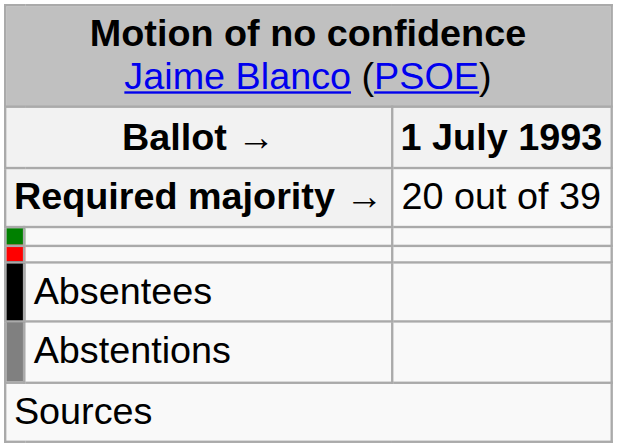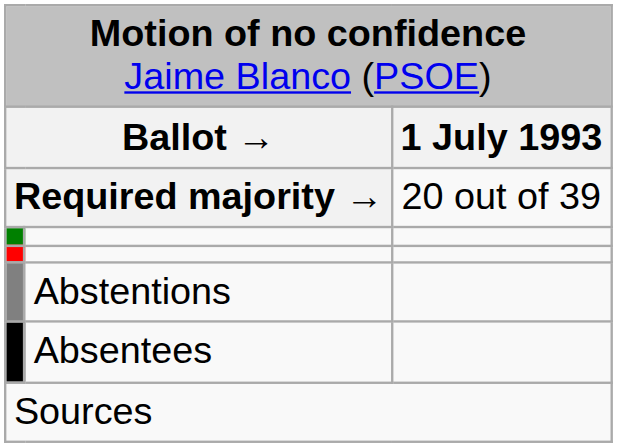rows swapped: (15, 352) <-> (15, 292)
